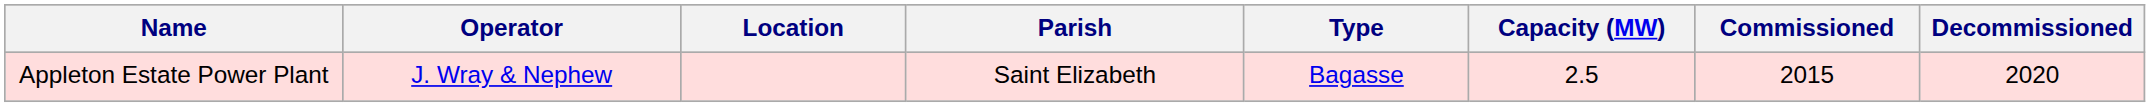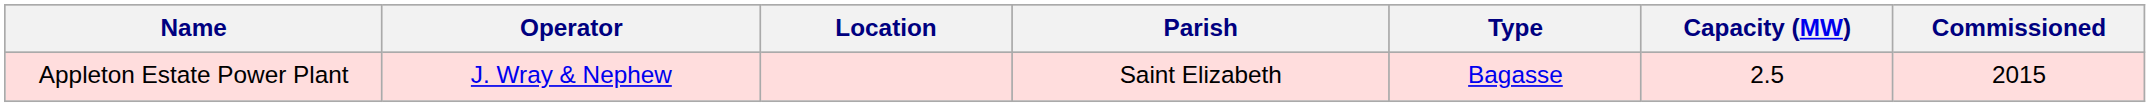- column: (2032, 28)
